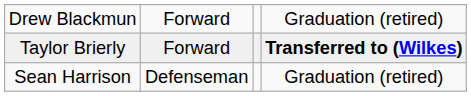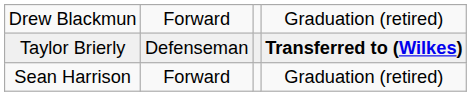(197, 47) Forward -> (197, 47) Defenseman
(197, 76) Defenseman -> (197, 76) Forward
